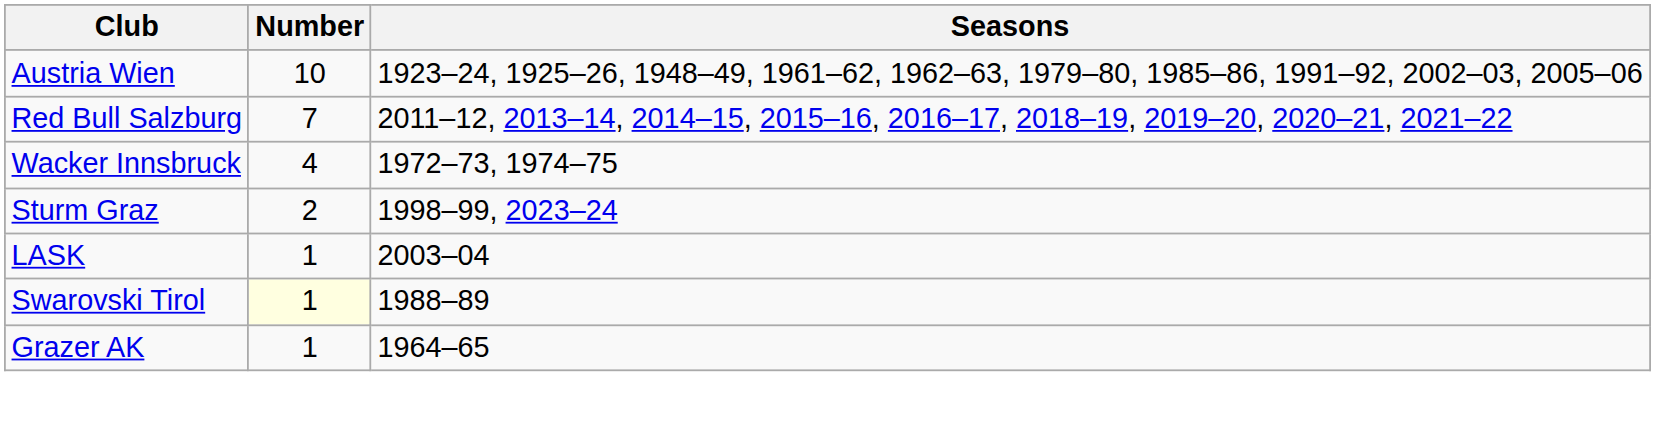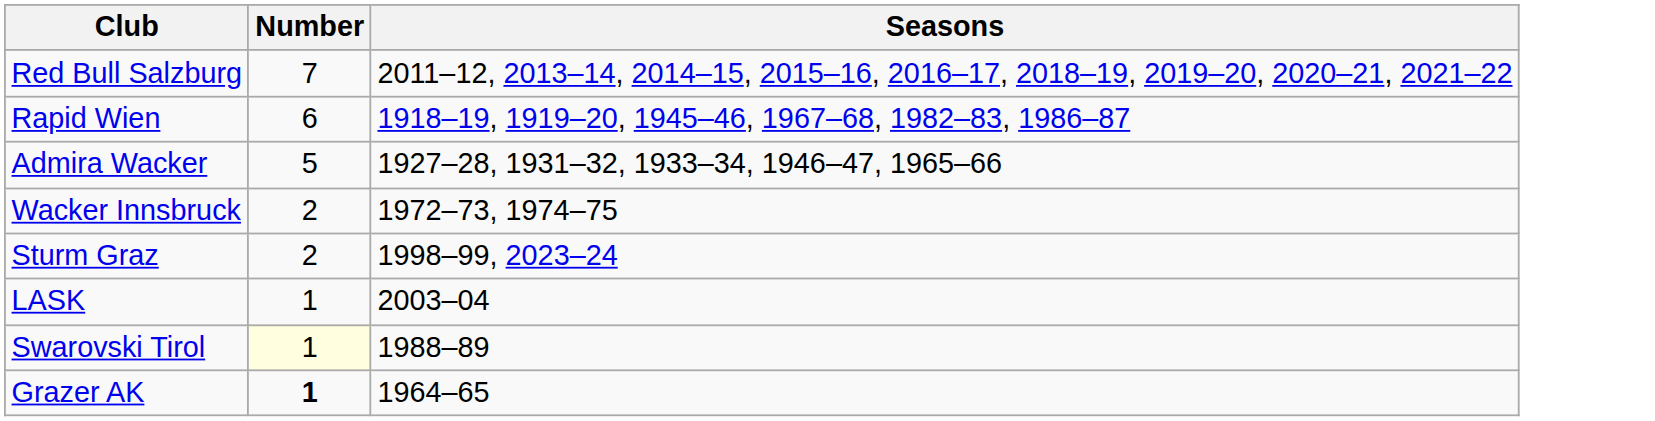- row: (93, 73)
+ row: (86, 118)
+ row: (109, 164)
(310, 164) 4 -> (310, 210) 2
(310, 347) normal -> (310, 392) bold
